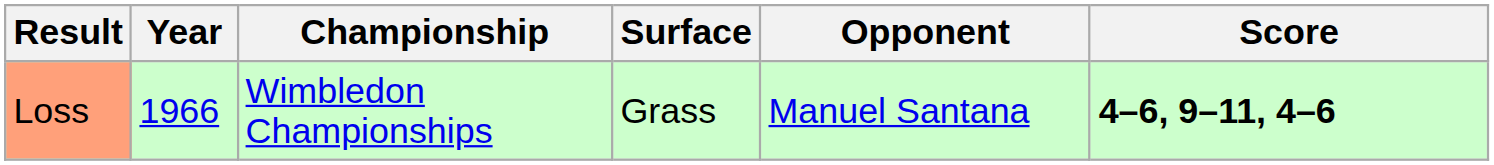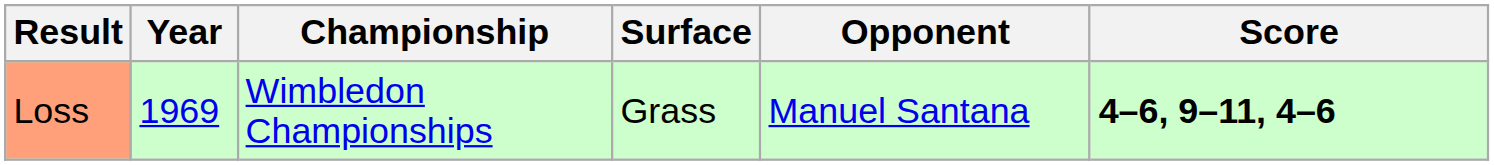(179, 109) 1966 -> (179, 109) 1969
